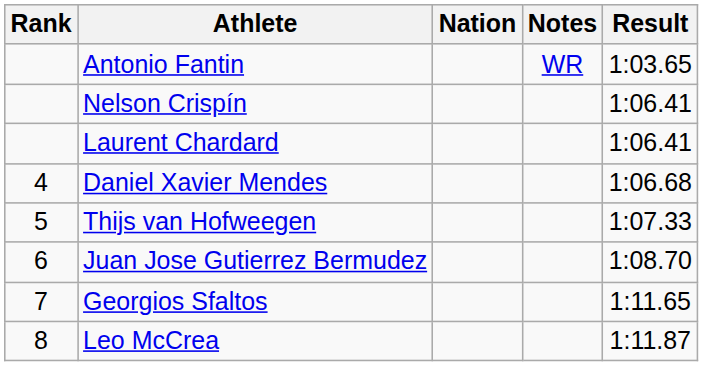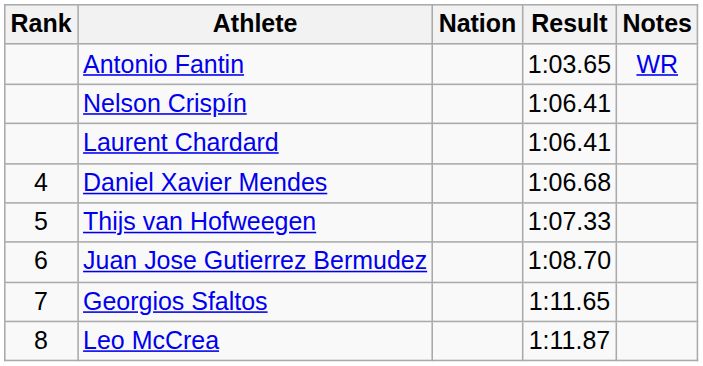columns swapped: (650, 24) <-> (562, 24)
